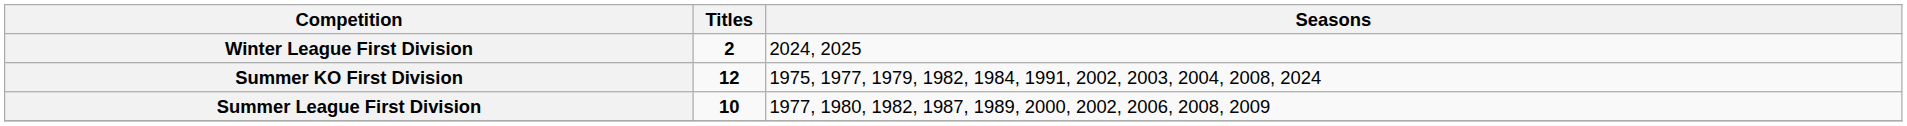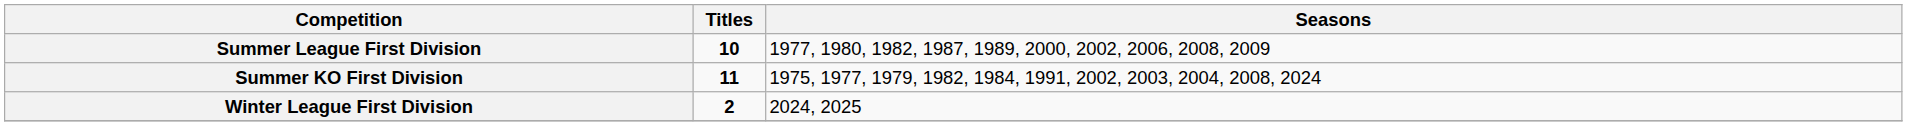rows swapped: (349, 107) <-> (349, 48)
(729, 78) 12 -> (729, 78) 11
